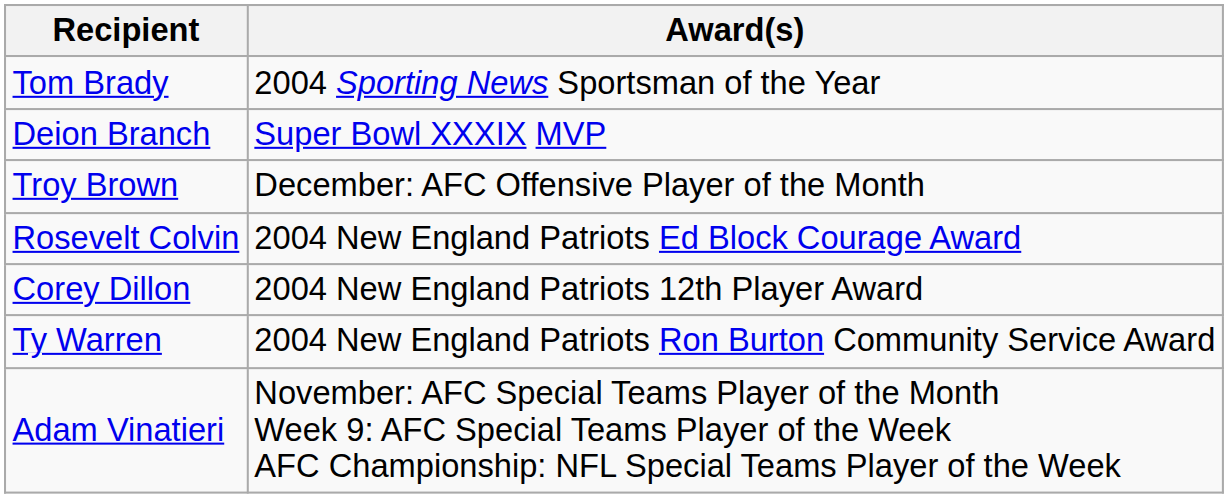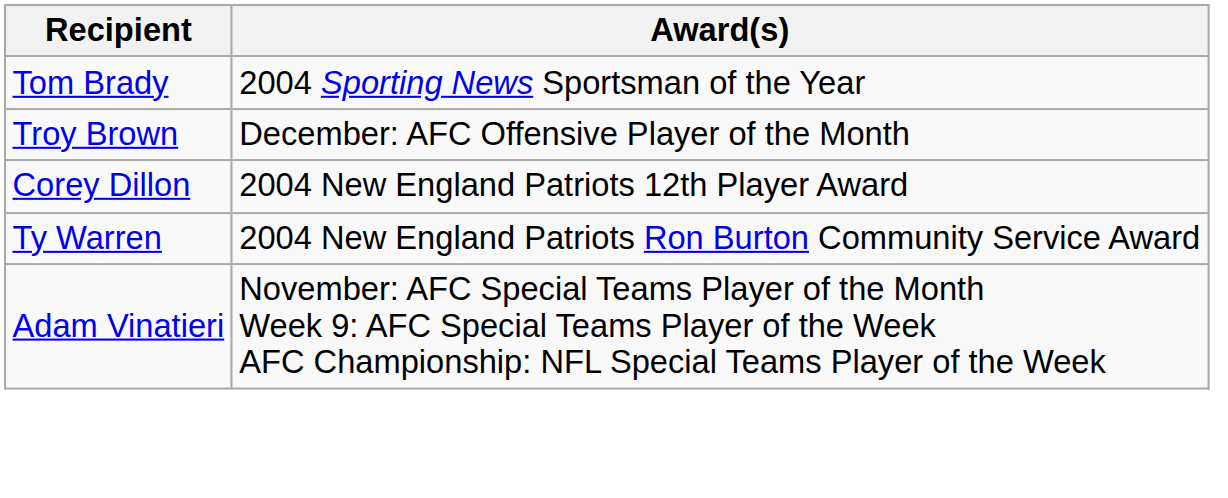- row: (111, 133)
- row: (126, 237)
